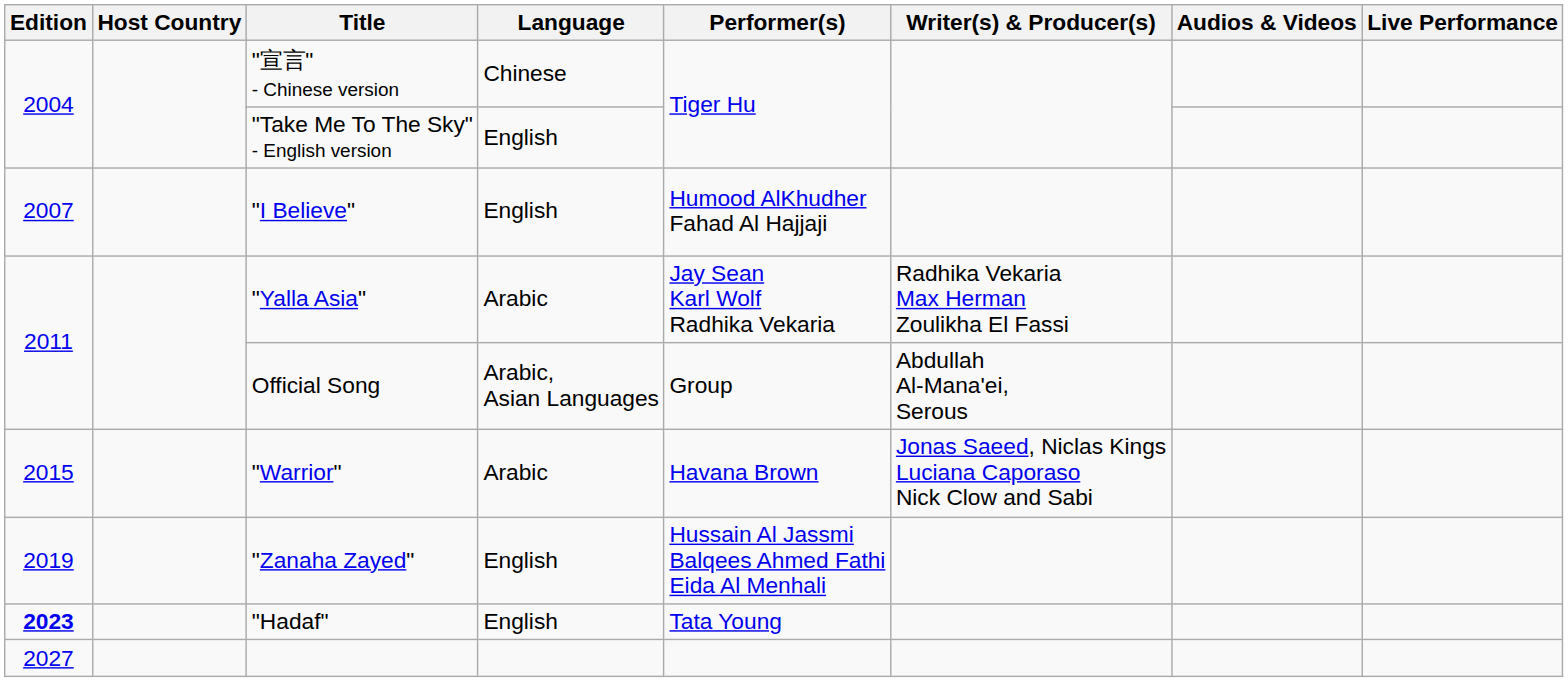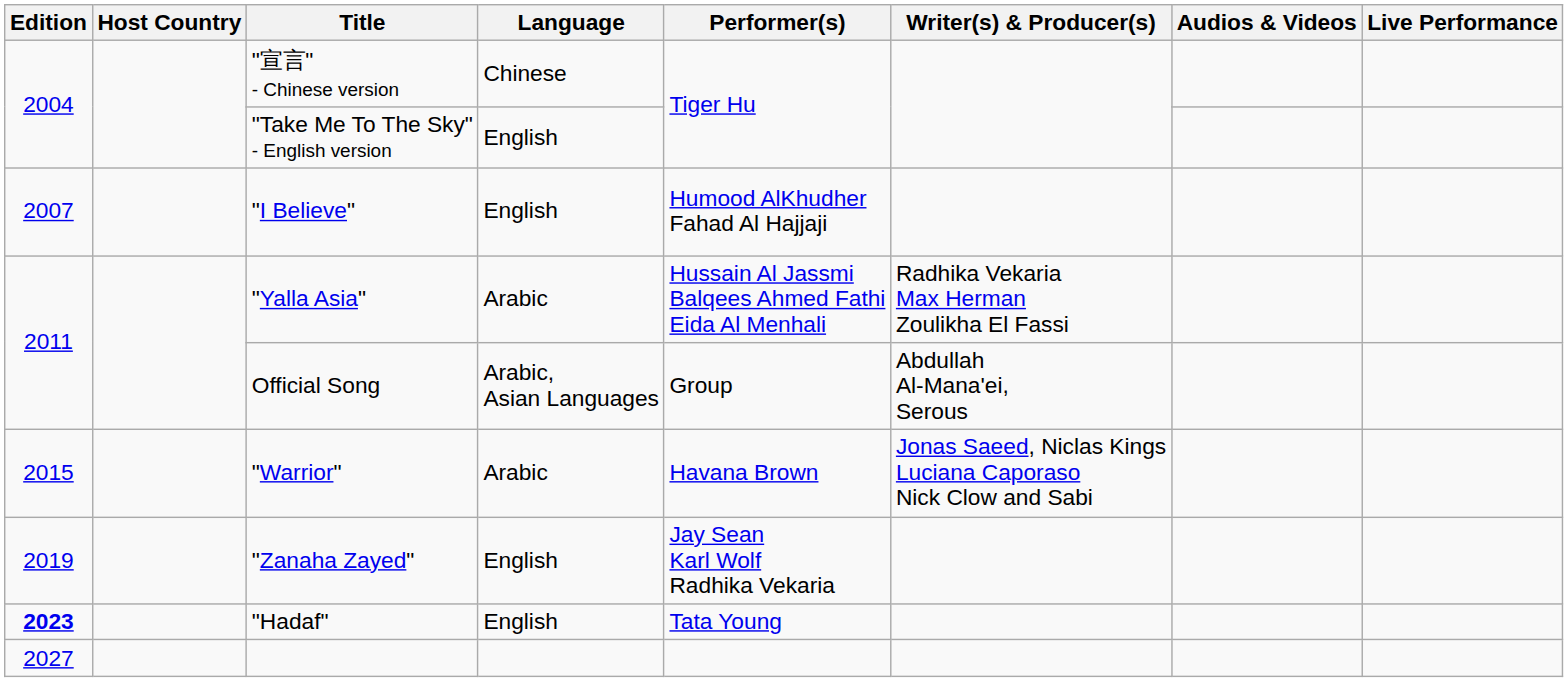(752, 298) Jay Sean Karl Wolf Radhika Vekaria -> (777, 298) Hussain Al Jassmi Balqees Ahmed Fathi Eida Al Menhali
(777, 560) Hussain Al Jassmi Balqees Ahmed Fathi Eida Al Menhali -> (752, 560) Jay Sean Karl Wolf Radhika Vekaria
